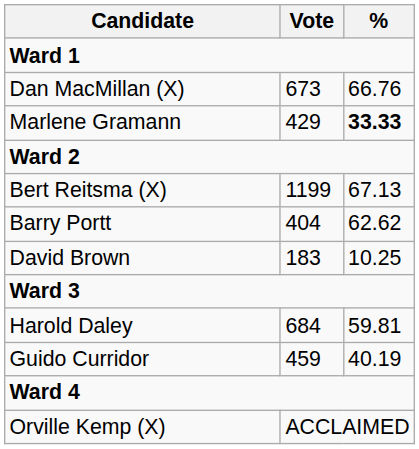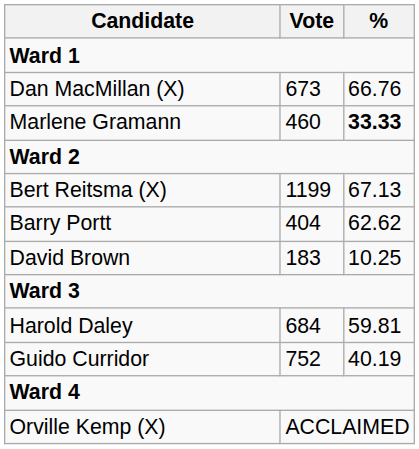(303, 122) 429 -> (303, 122) 460
(303, 358) 459 -> (303, 358) 752
